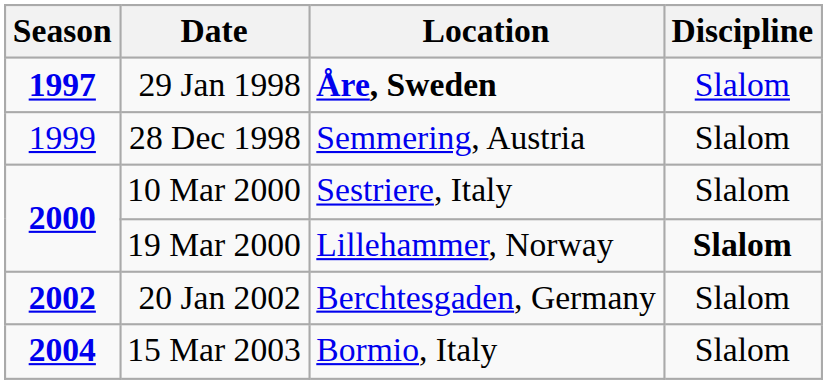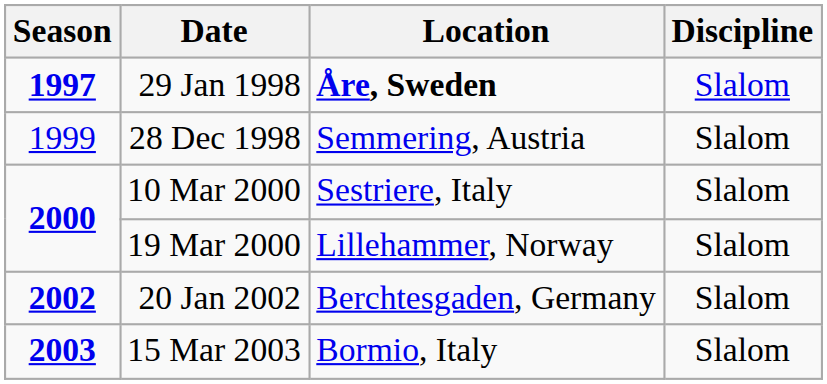(742, 244) bold -> (742, 244) normal
(62, 350) 2004 -> (62, 350) 2003
